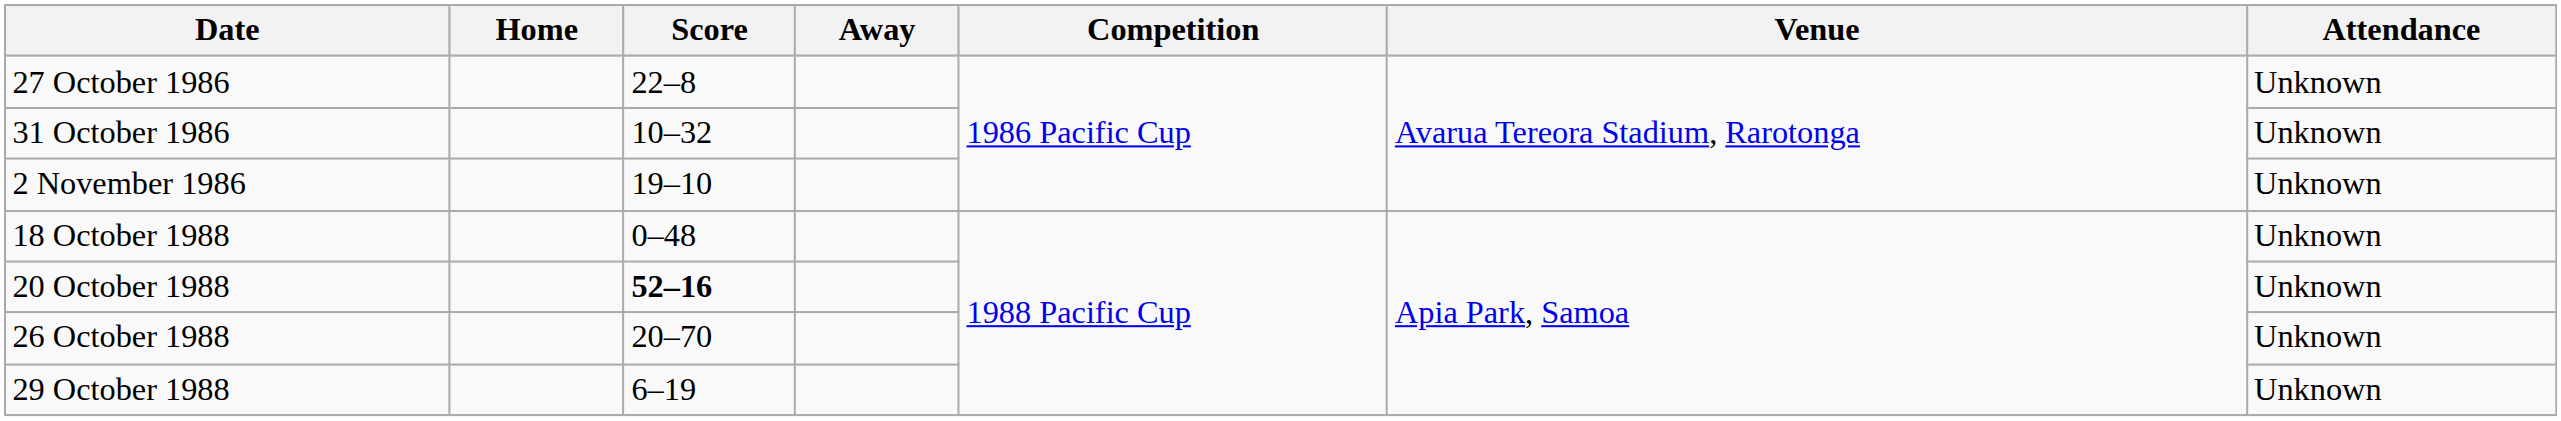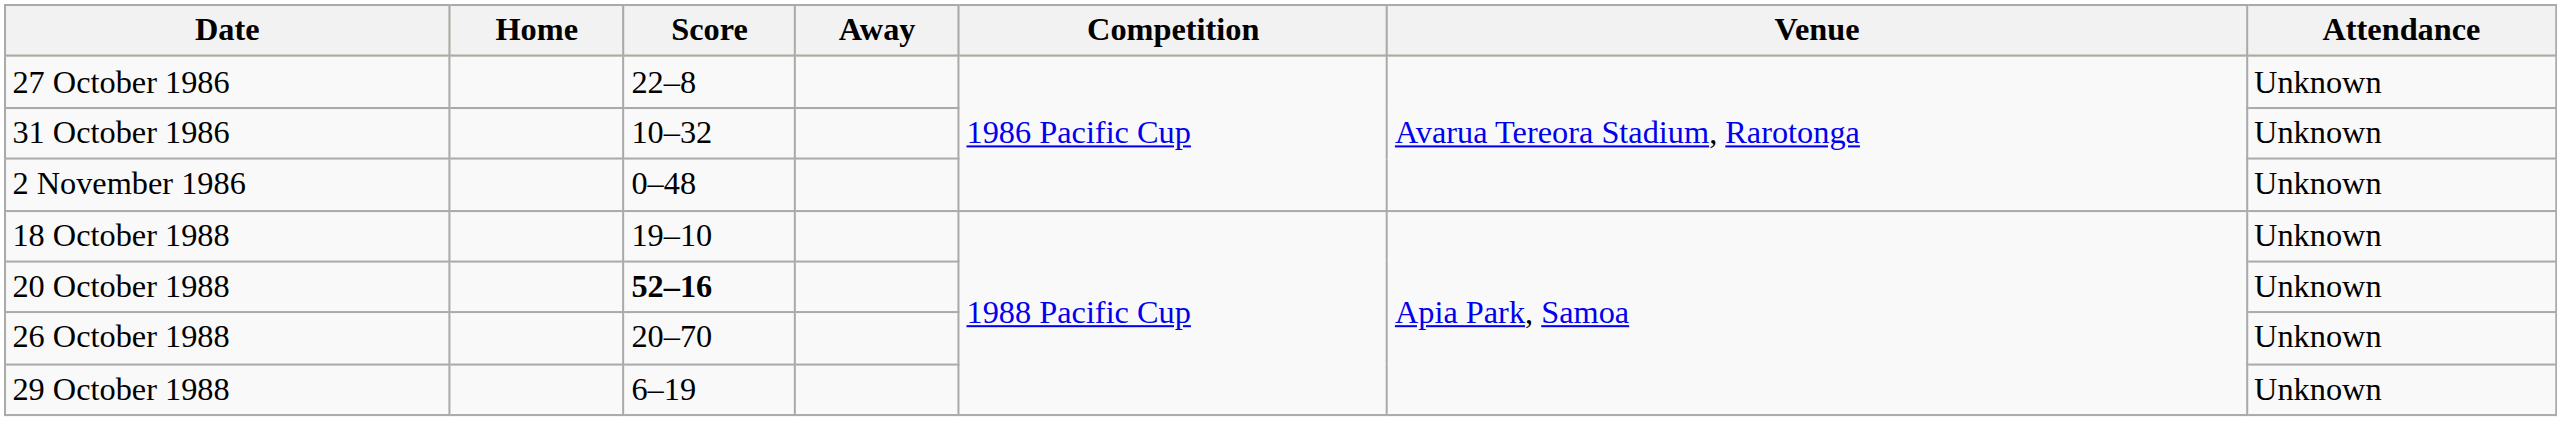(672, 183) 19–10 -> (664, 183) 0–48
(664, 235) 0–48 -> (672, 235) 19–10
